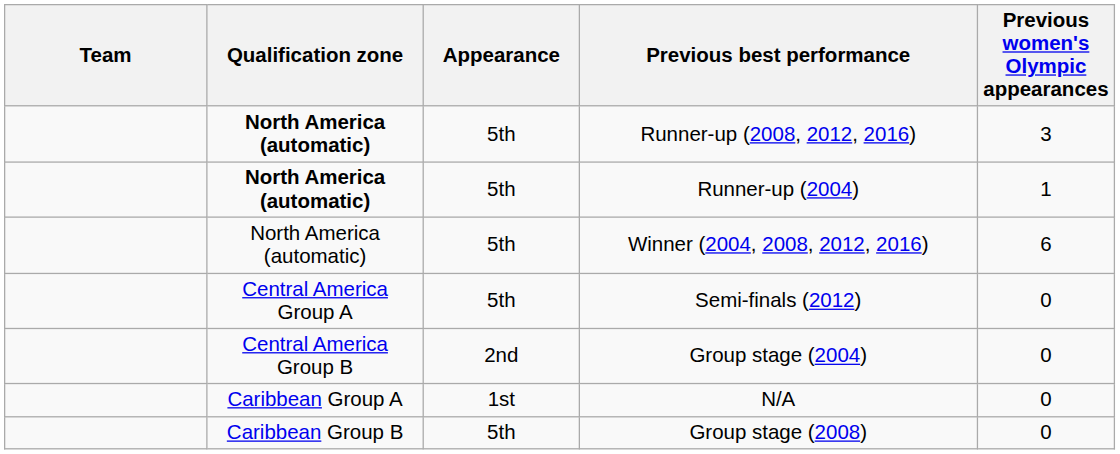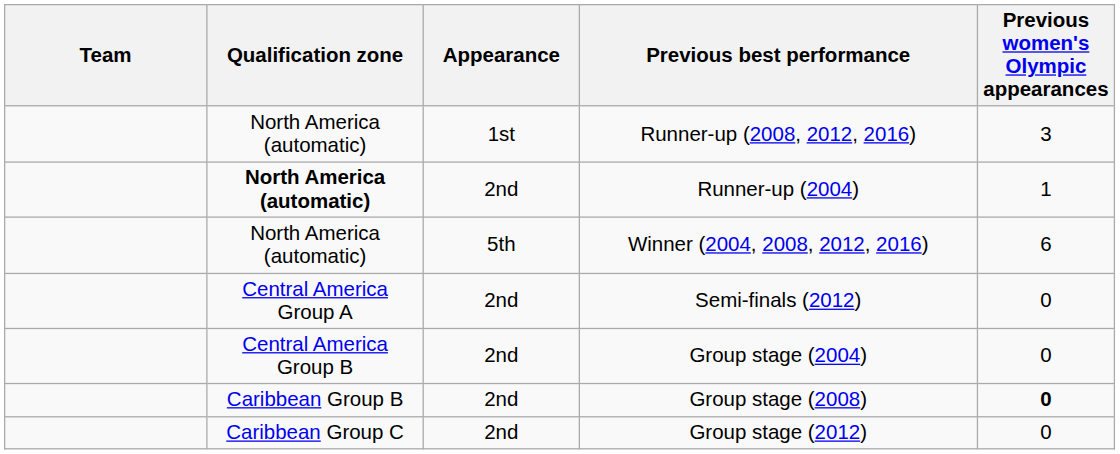(315, 133) bold -> (315, 133) normal
(501, 133) 5th -> (501, 133) 1st
(501, 189) 5th -> (501, 189) 2nd
(501, 300) 5th -> (501, 300) 2nd
- row: (778, 399)
(501, 432) 5th -> (501, 399) 2nd
(1046, 432) normal -> (1046, 399) bold
+ row: (778, 432)
